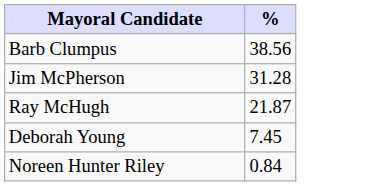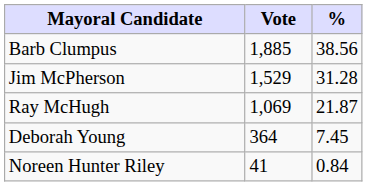+ column: (278, 19)
